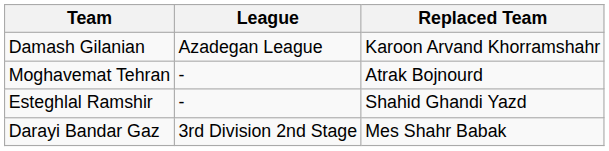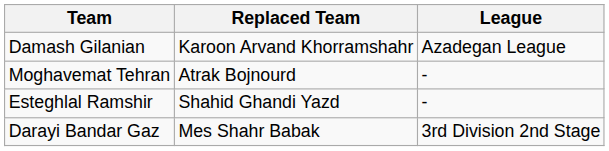columns swapped: (483, 18) <-> (268, 18)
